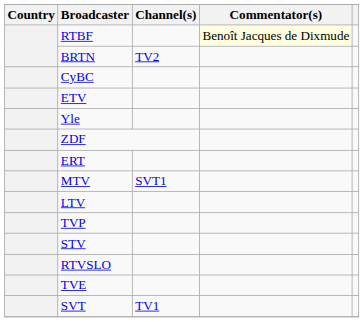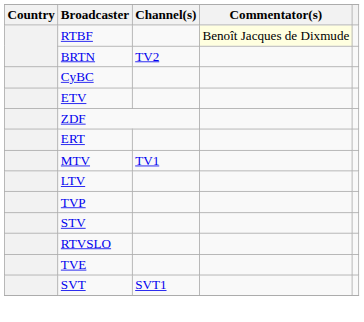- row: (70, 118)
(151, 181) SVT1 -> (147, 160) TV1
(147, 306) TV1 -> (151, 285) SVT1
